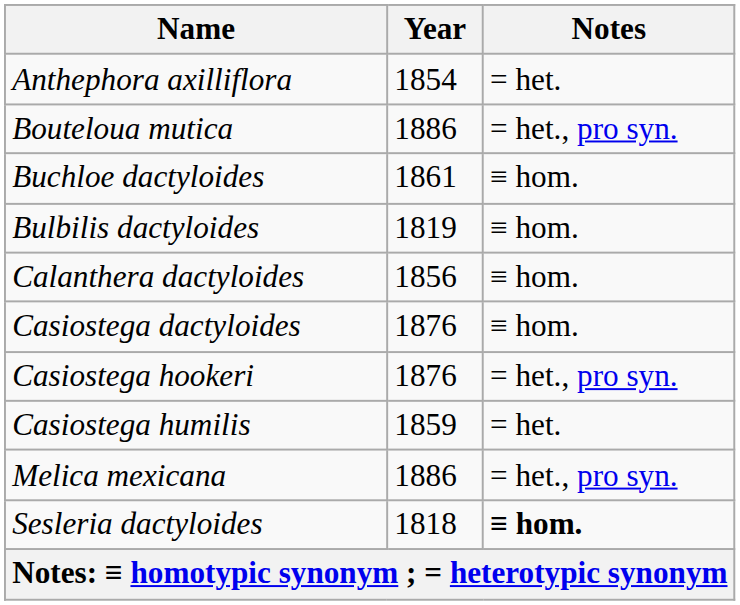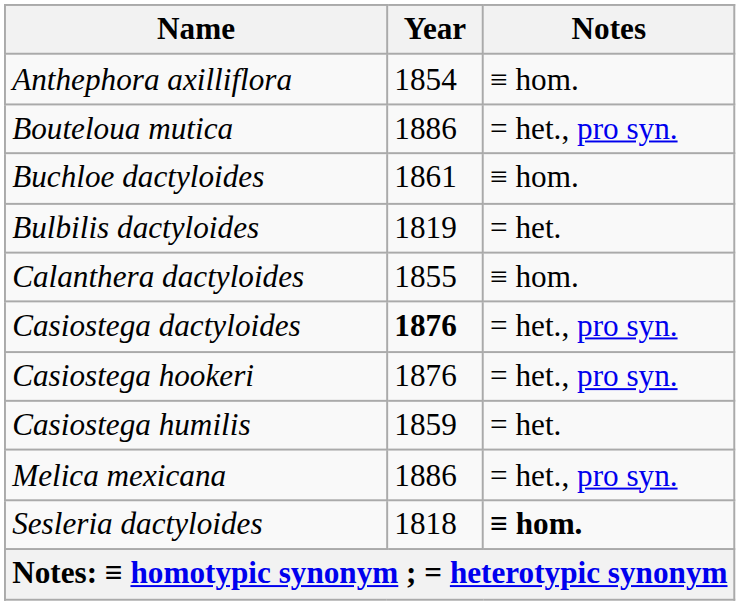(526, 78) = het. -> (534, 78) ≡ hom.
(534, 227) ≡ hom. -> (526, 227) = het.
(426, 276) 1856 -> (426, 276) 1855
(426, 326) normal -> (426, 326) bold
(534, 326) ≡ hom. -> (584, 326) = het., pro syn.
